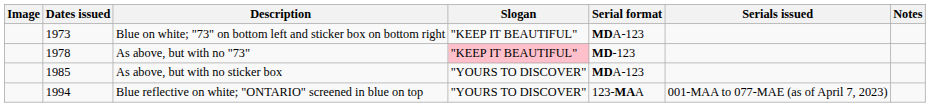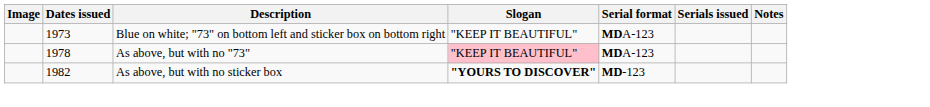(614, 53) MD-123 -> (628, 53) MDA-123
(58, 72) 1985 -> (58, 72) 1982
(519, 72) normal -> (523, 72) bold
(618, 72) MDA-123 -> (623, 72) MD-123
- row: (270, 92)
